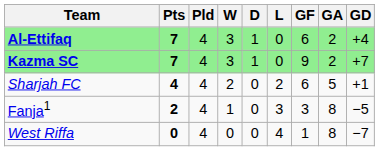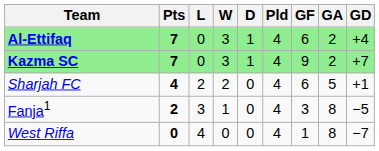columns swapped: (203, 15) <-> (279, 15)
